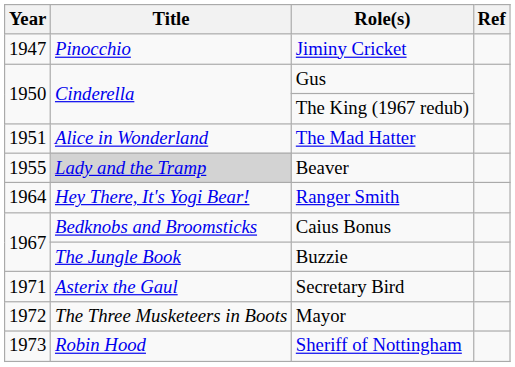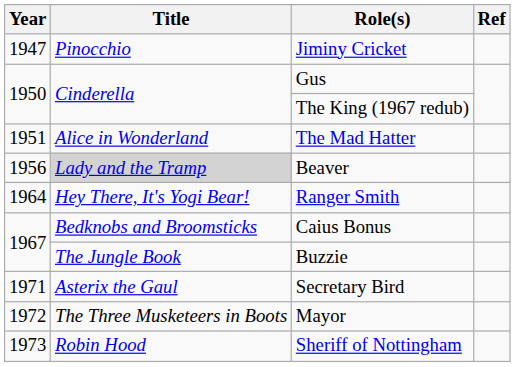(28, 167) 1955 -> (28, 167) 1956
